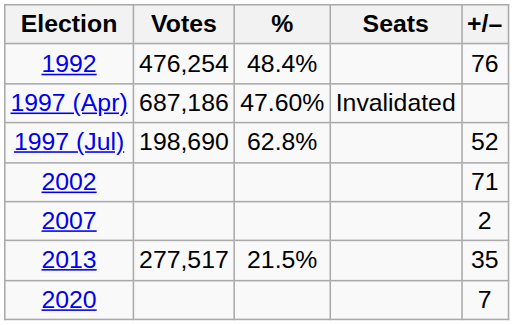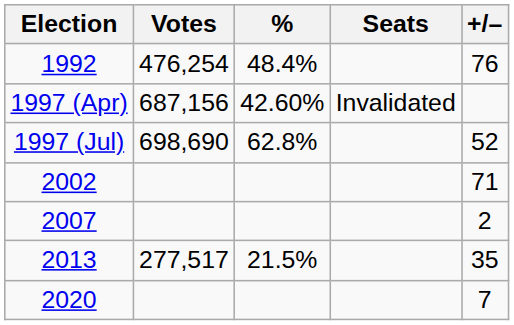(184, 102) 687,186 -> (184, 102) 687,156
(282, 102) 47.60% -> (282, 102) 42.60%
(184, 142) 198,690 -> (184, 142) 698,690
